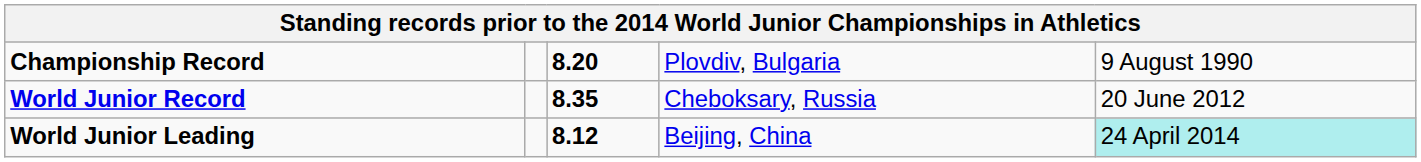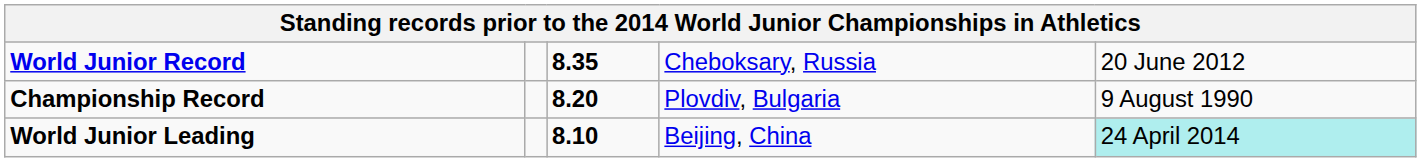rows swapped: (128, 99) <-> (137, 61)
(575, 136) 8.12 -> (575, 136) 8.10
